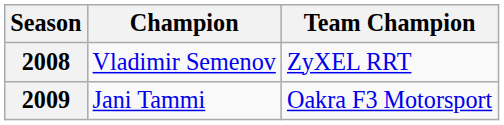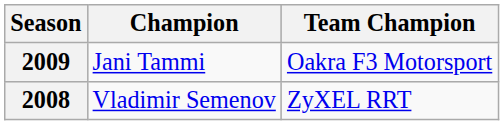rows swapped: (46, 61) <-> (46, 100)
